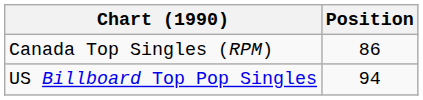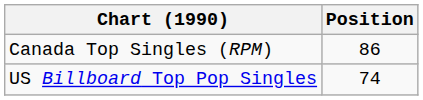(370, 79) 94 -> (370, 79) 74
